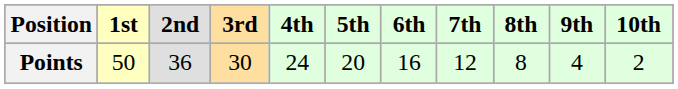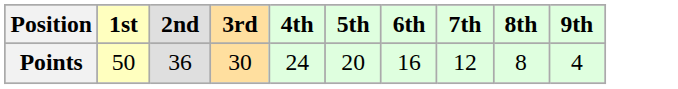- column: (639, 23)
